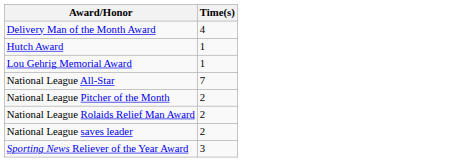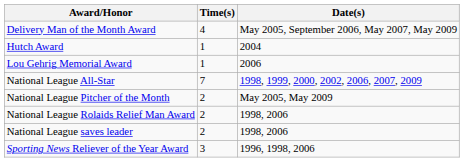+ column: (348, 13)
